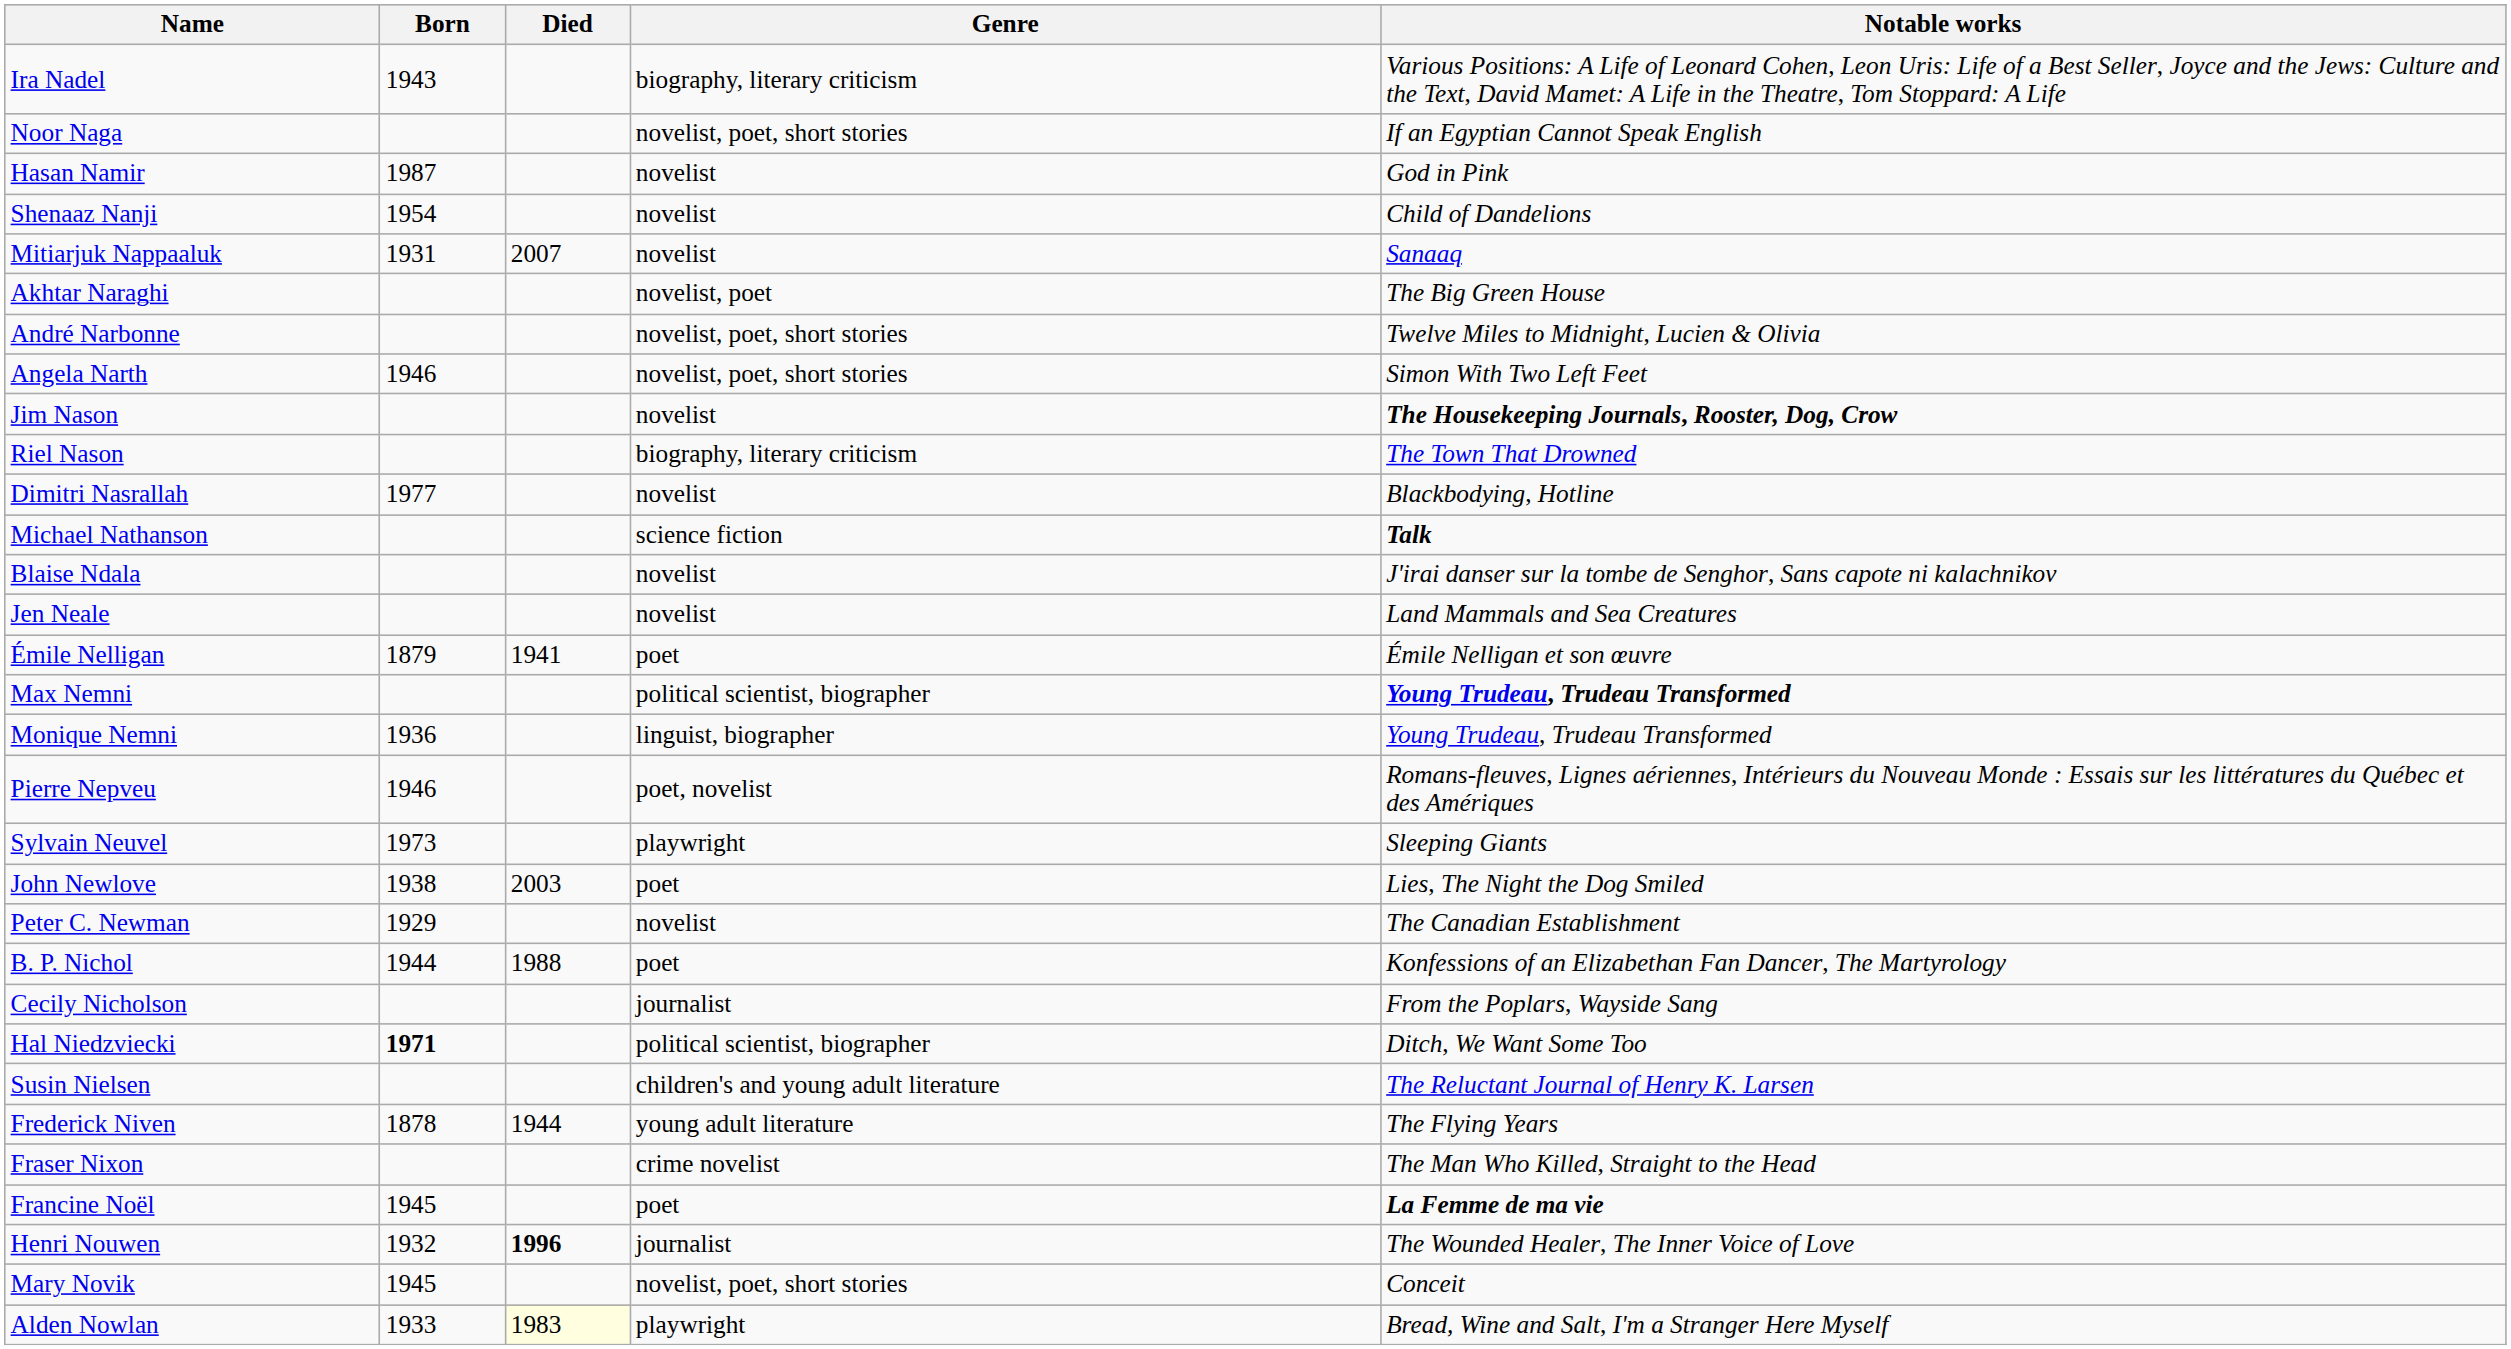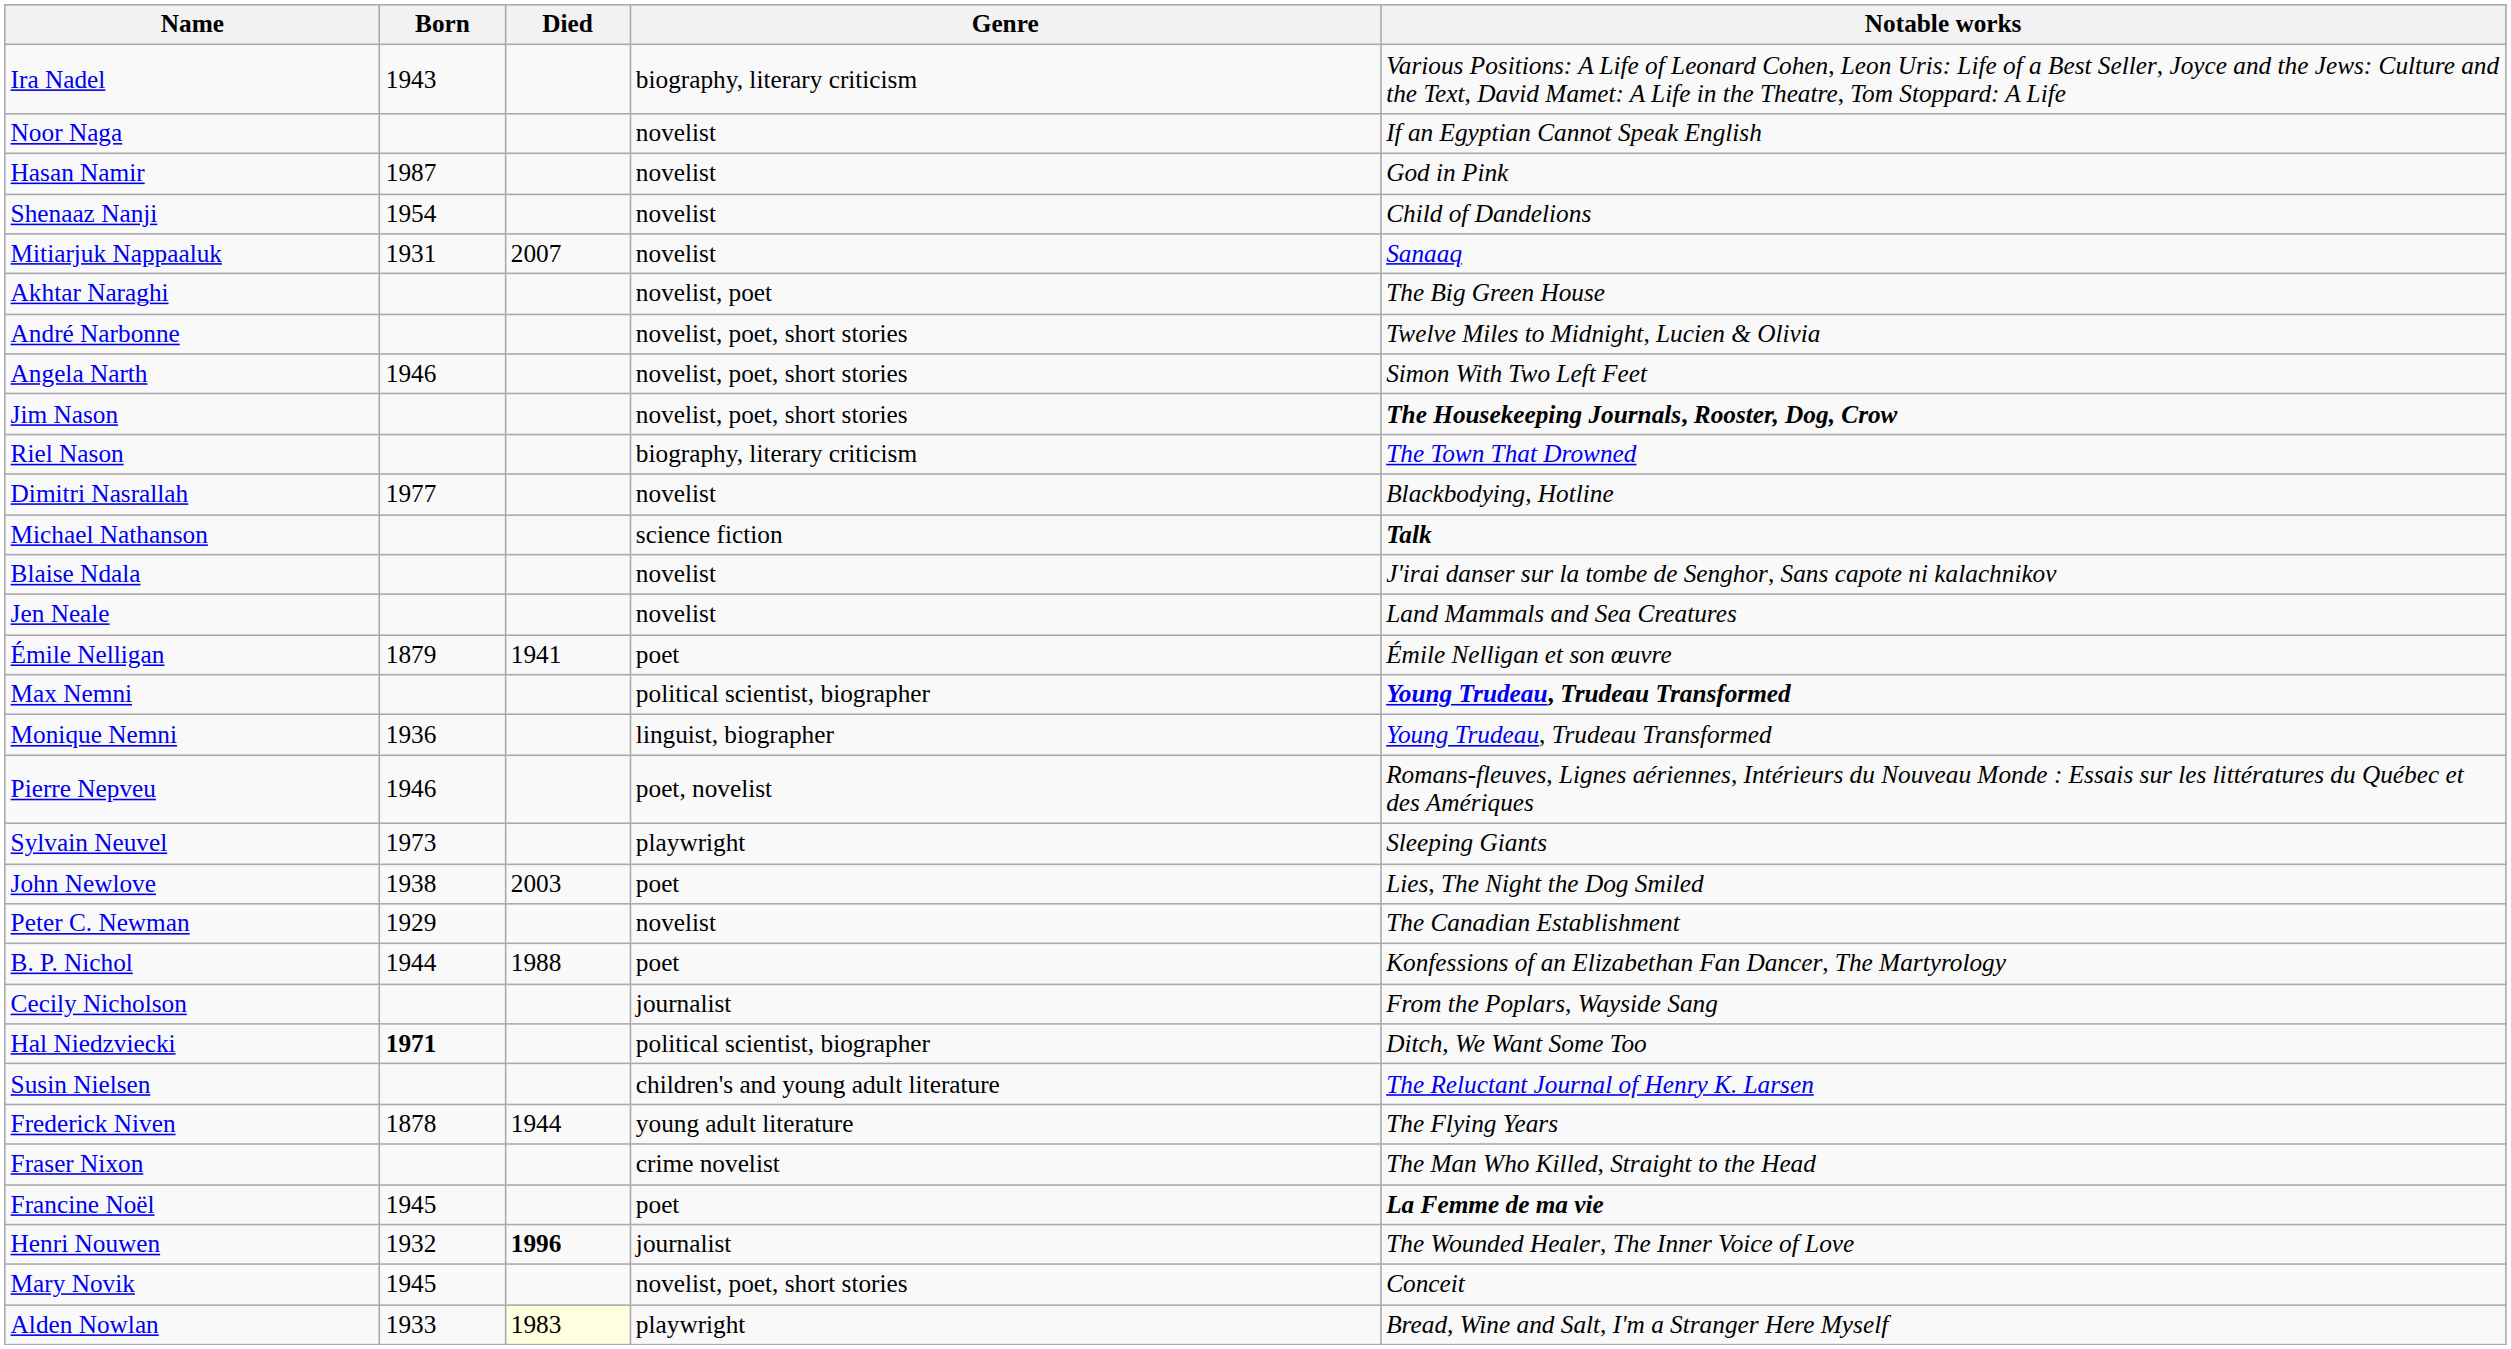(772, 133) novelist, poet, short stories -> (676, 133) novelist
(676, 413) novelist -> (772, 413) novelist, poet, short stories
